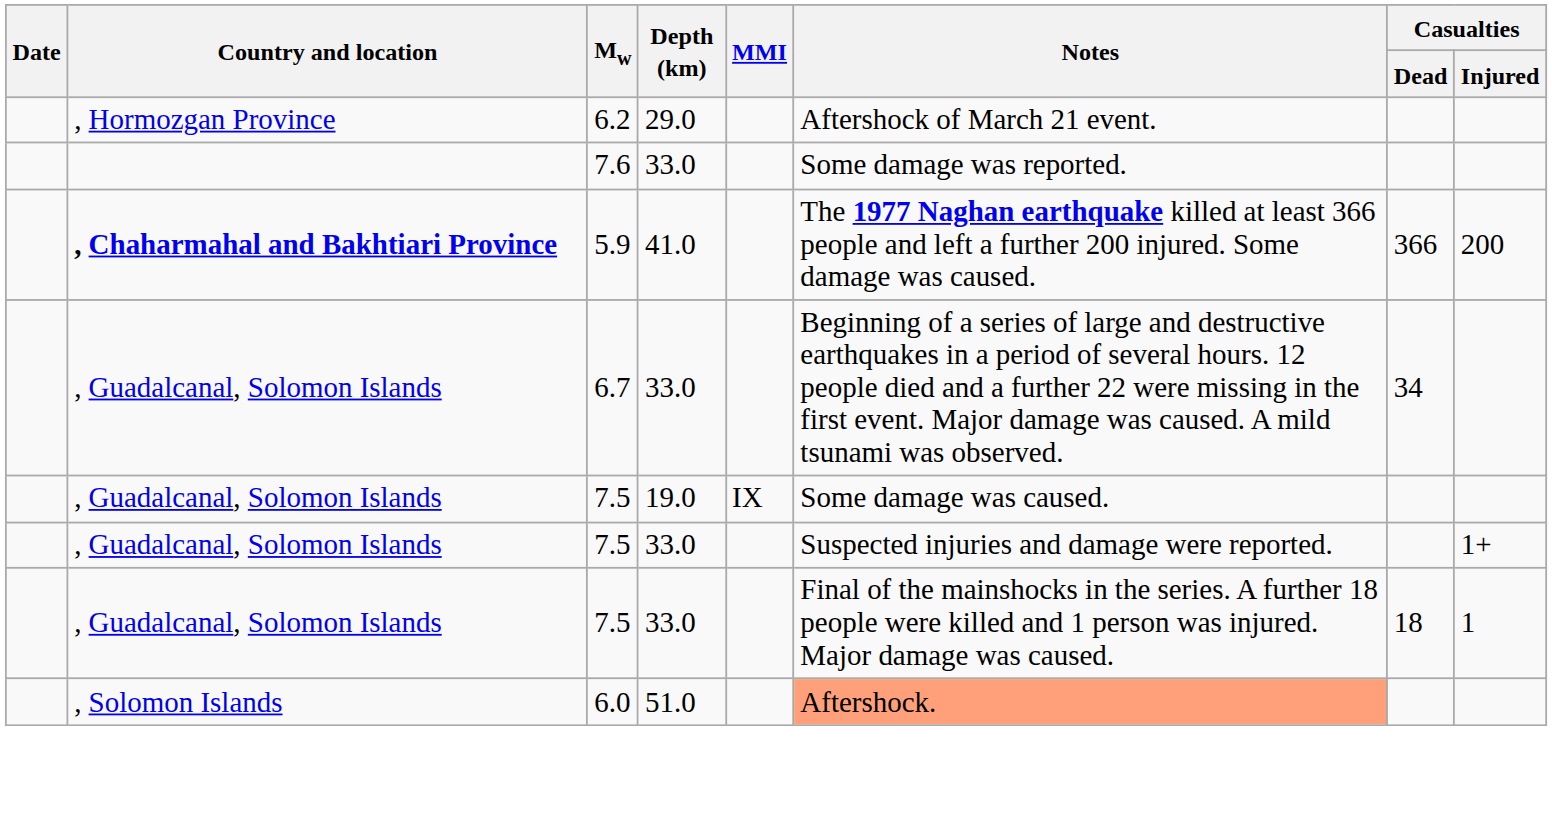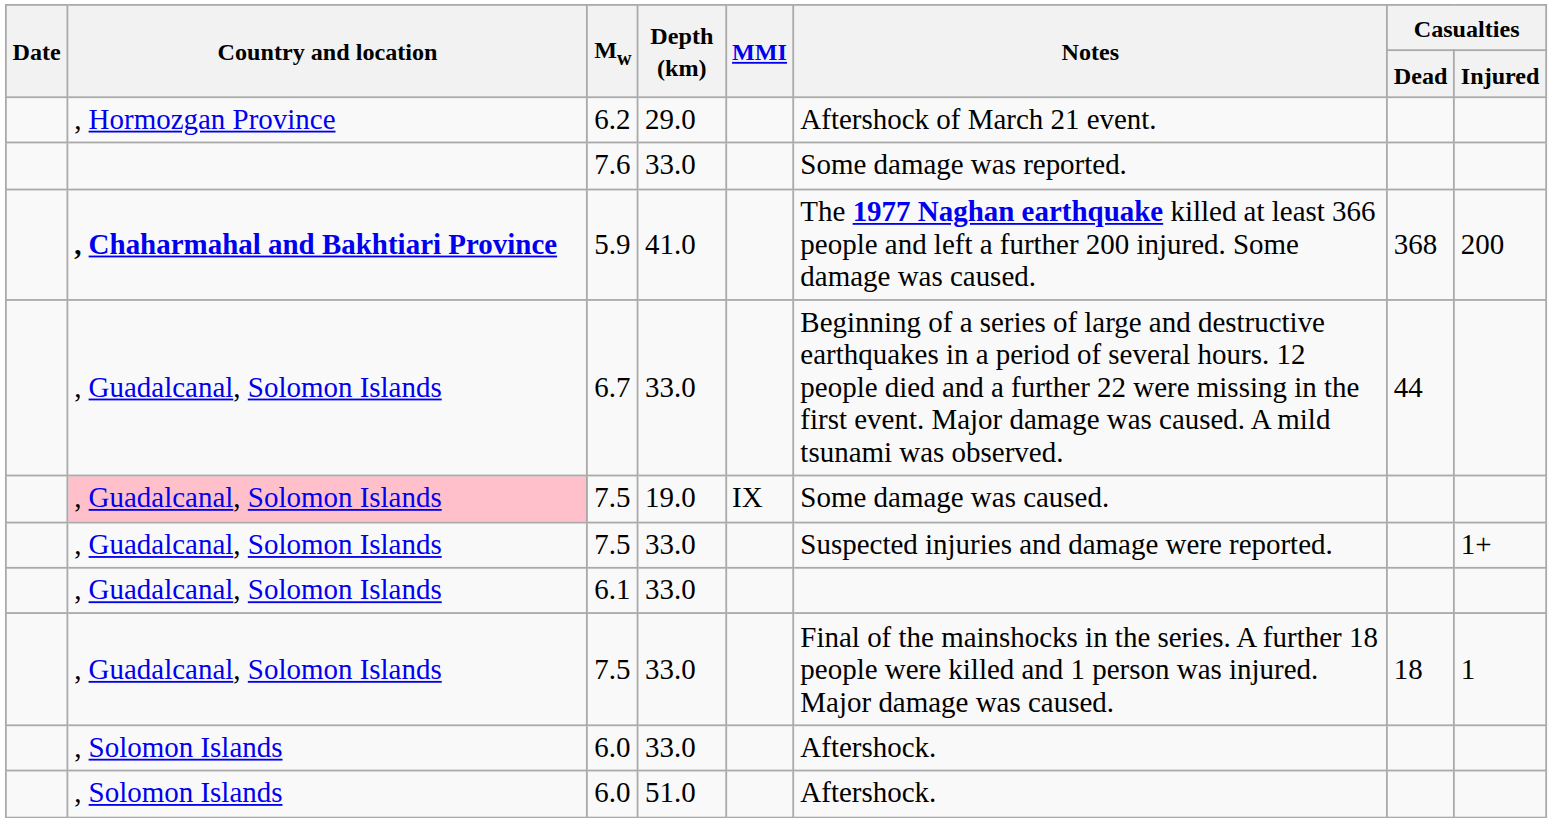(1416, 243) 366 -> (1416, 243) 368
(1408, 387) 34 -> (1408, 387) 44
(258, 498) no background -> (258, 498) pink background
+ row: (612, 590)
+ row: (612, 747)
(868, 701) lightsalmon background -> (868, 793) no background
